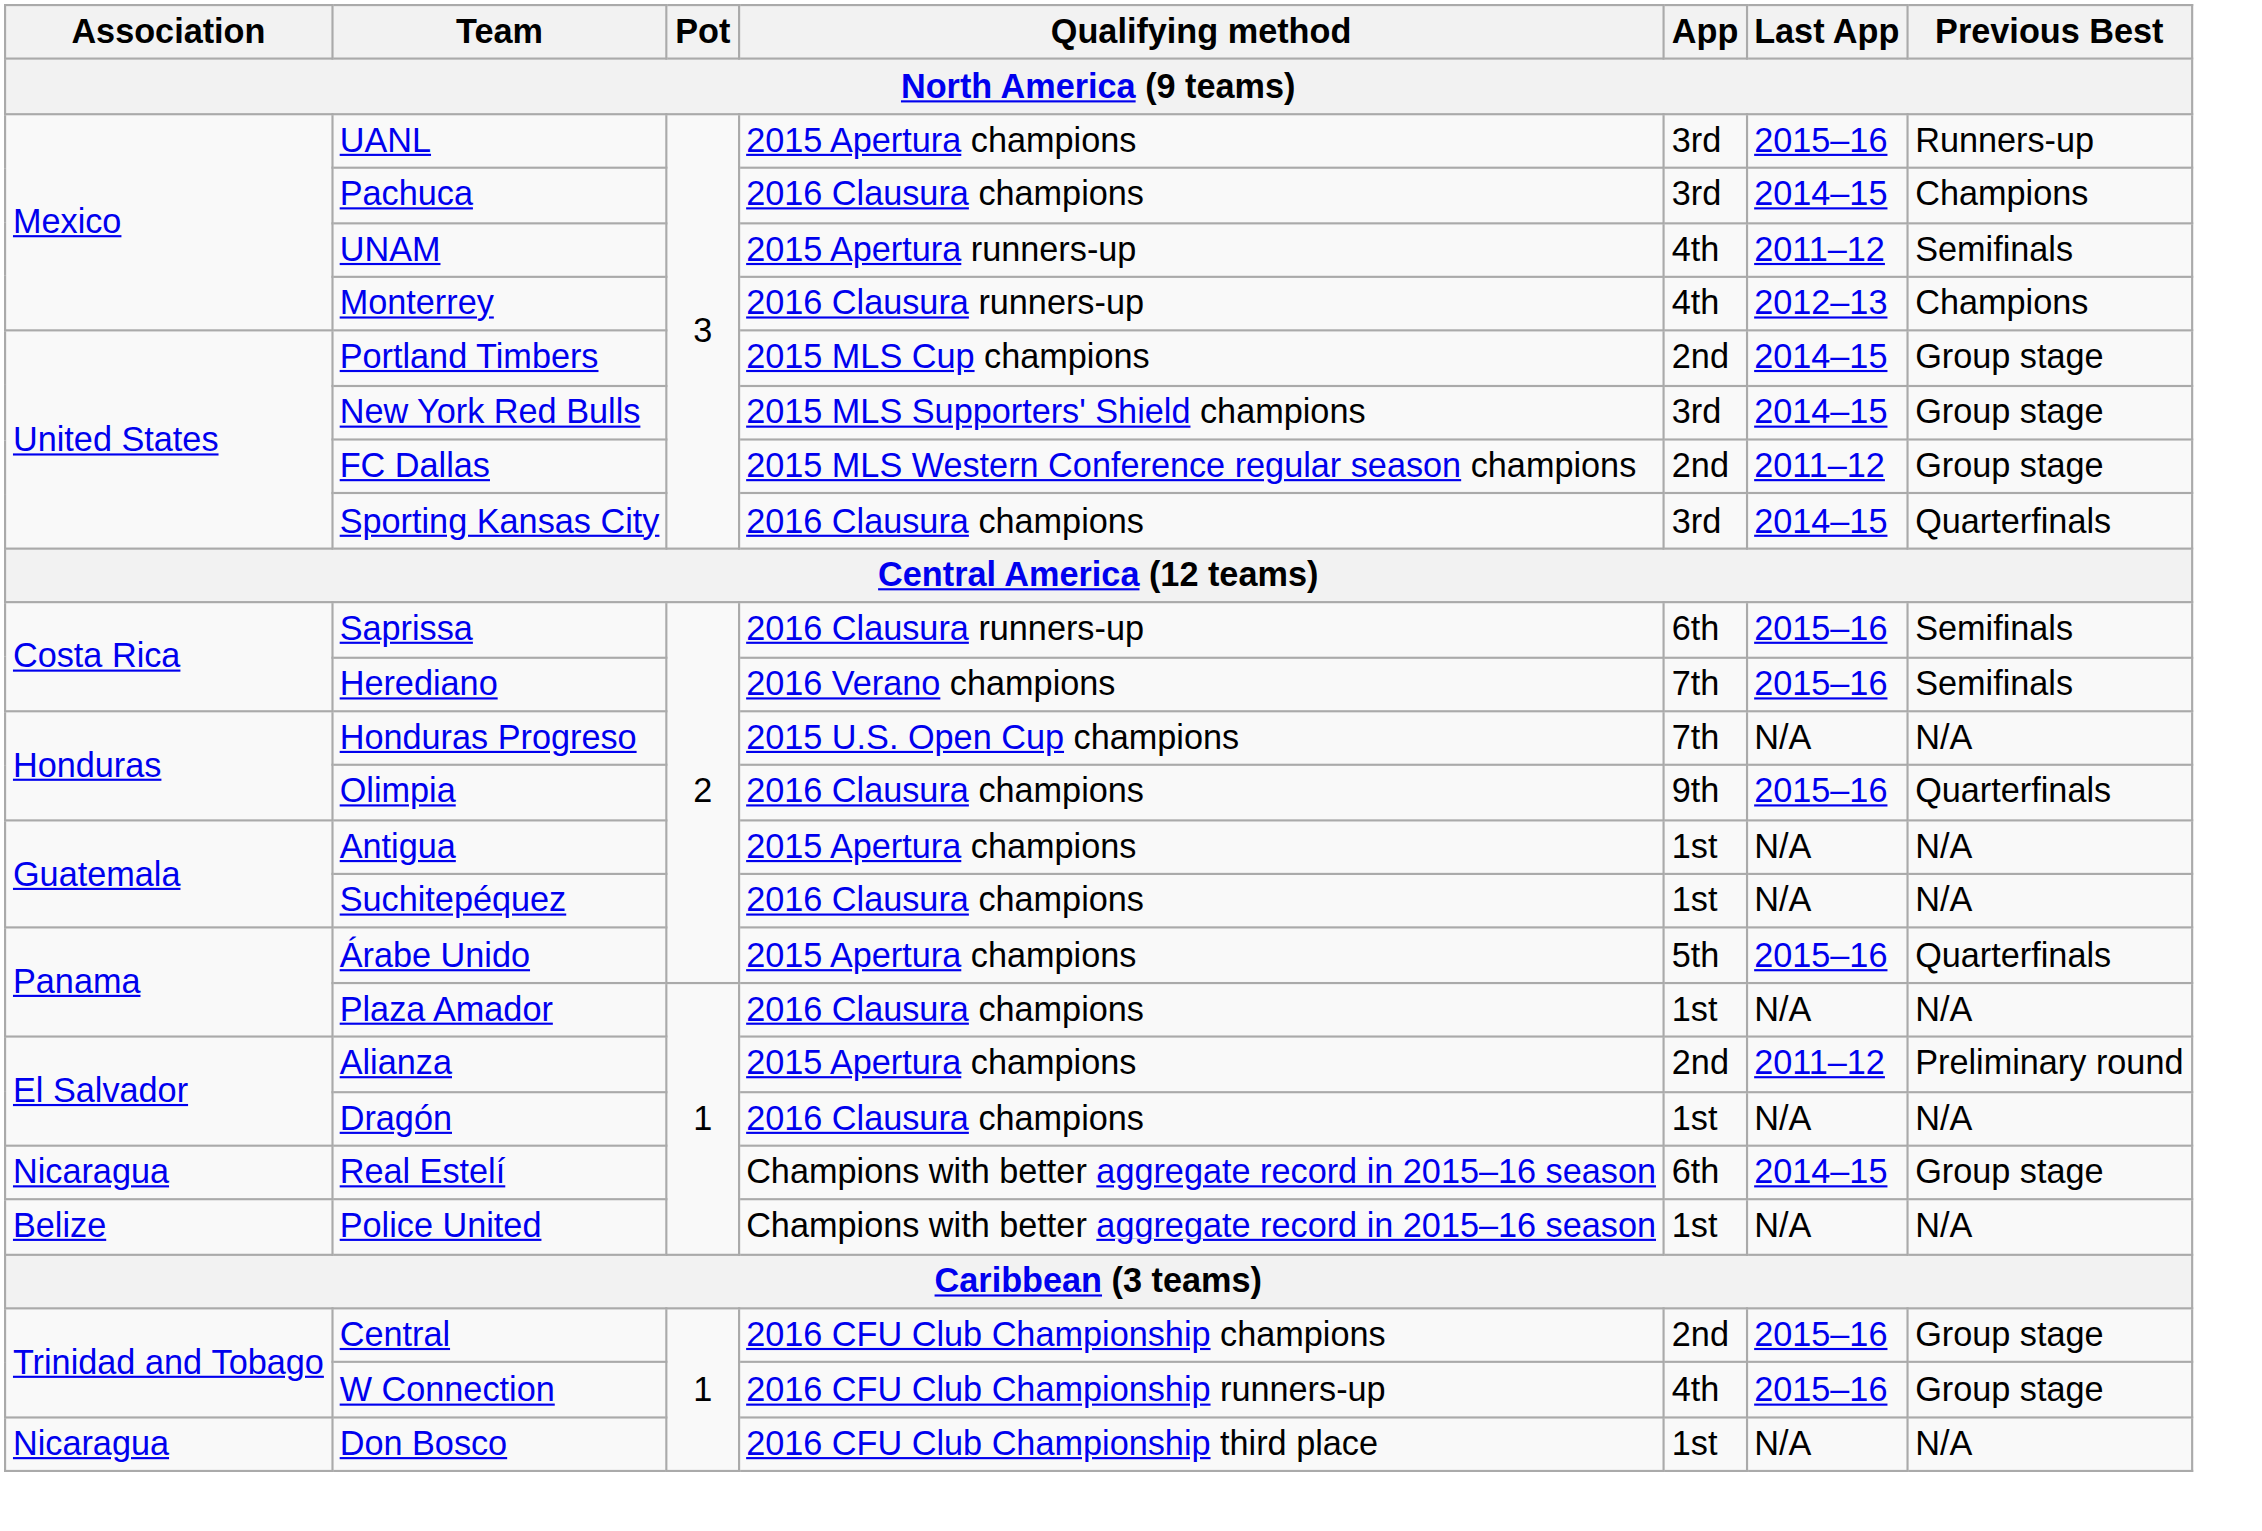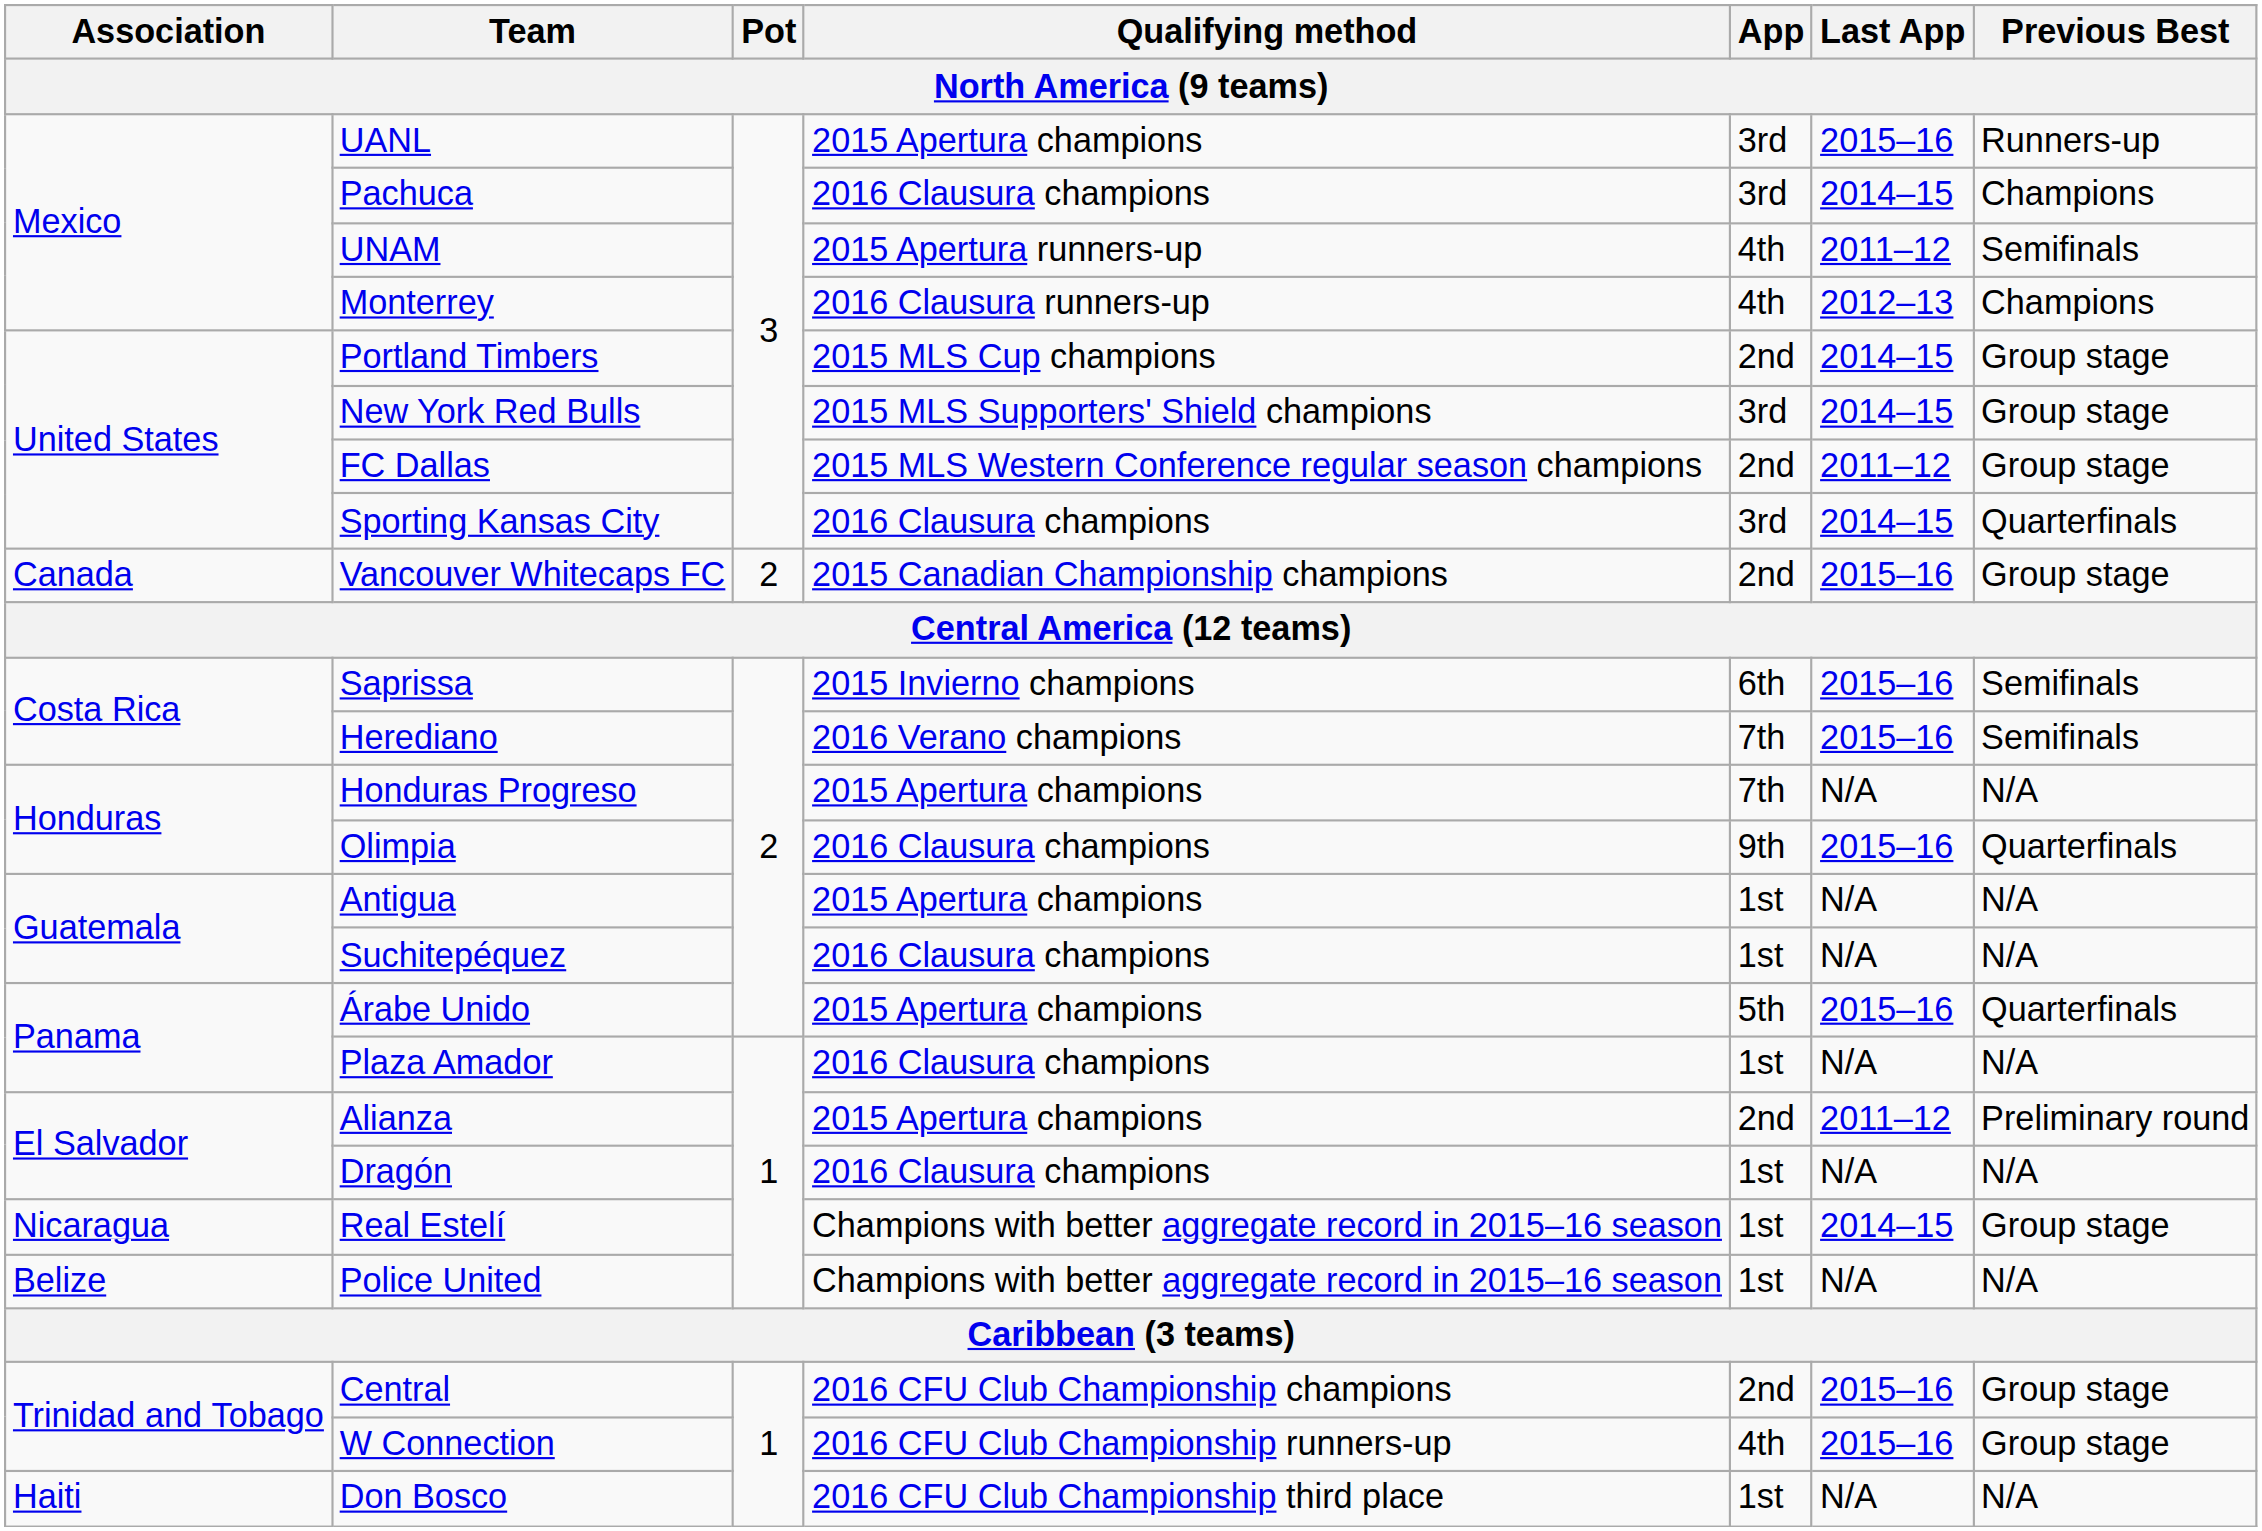+ row: (533, 574)
(945, 628) 2016 Clausura runners-up -> (1003, 683) 2015 Invierno champions
(993, 737) 2015 U.S. Open Cup champions -> (1007, 791) 2015 Apertura champions
(1696, 1172) 6th -> (1761, 1226) 1st
(91, 1443) Nicaragua -> (47, 1497) Haiti
